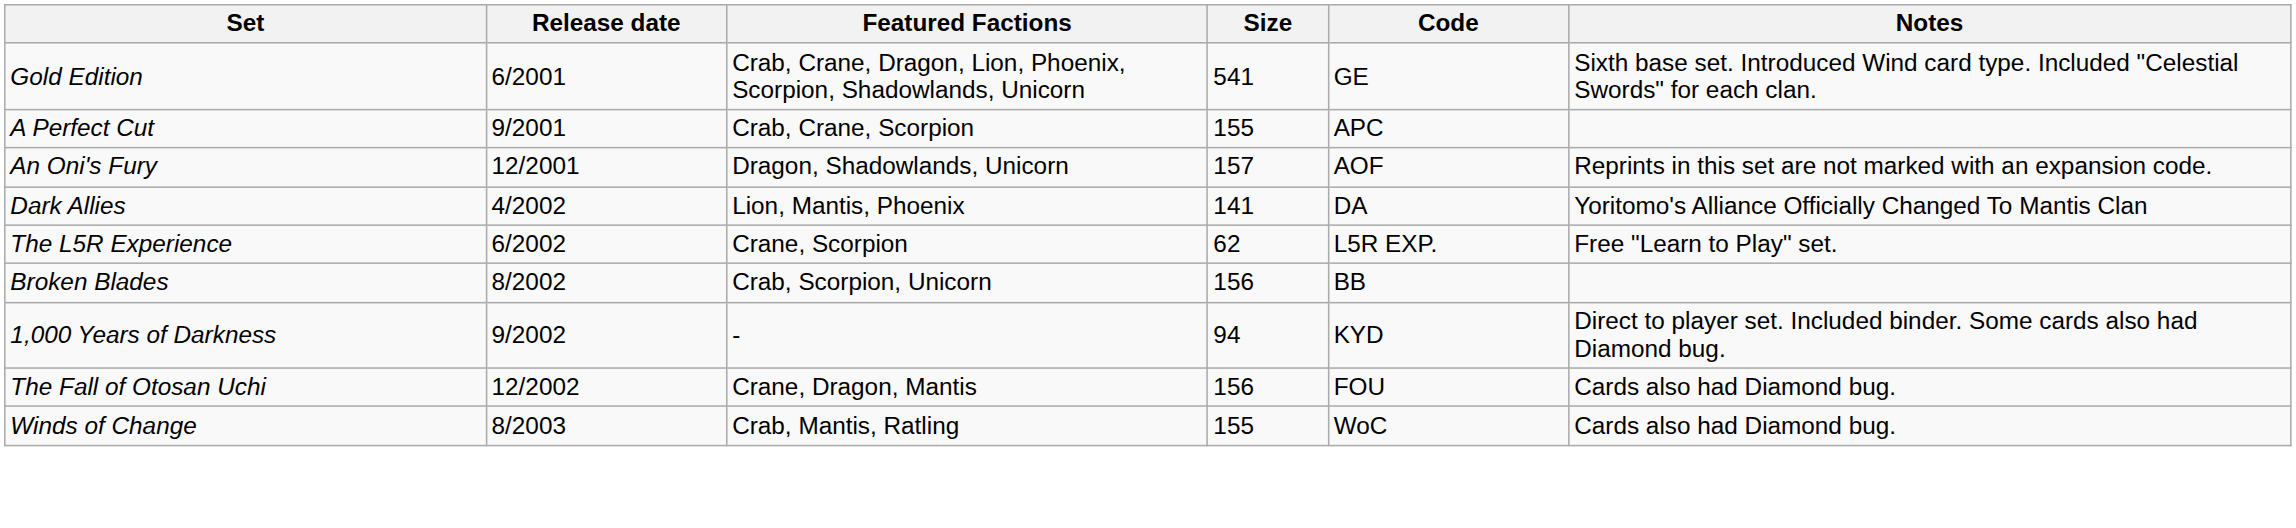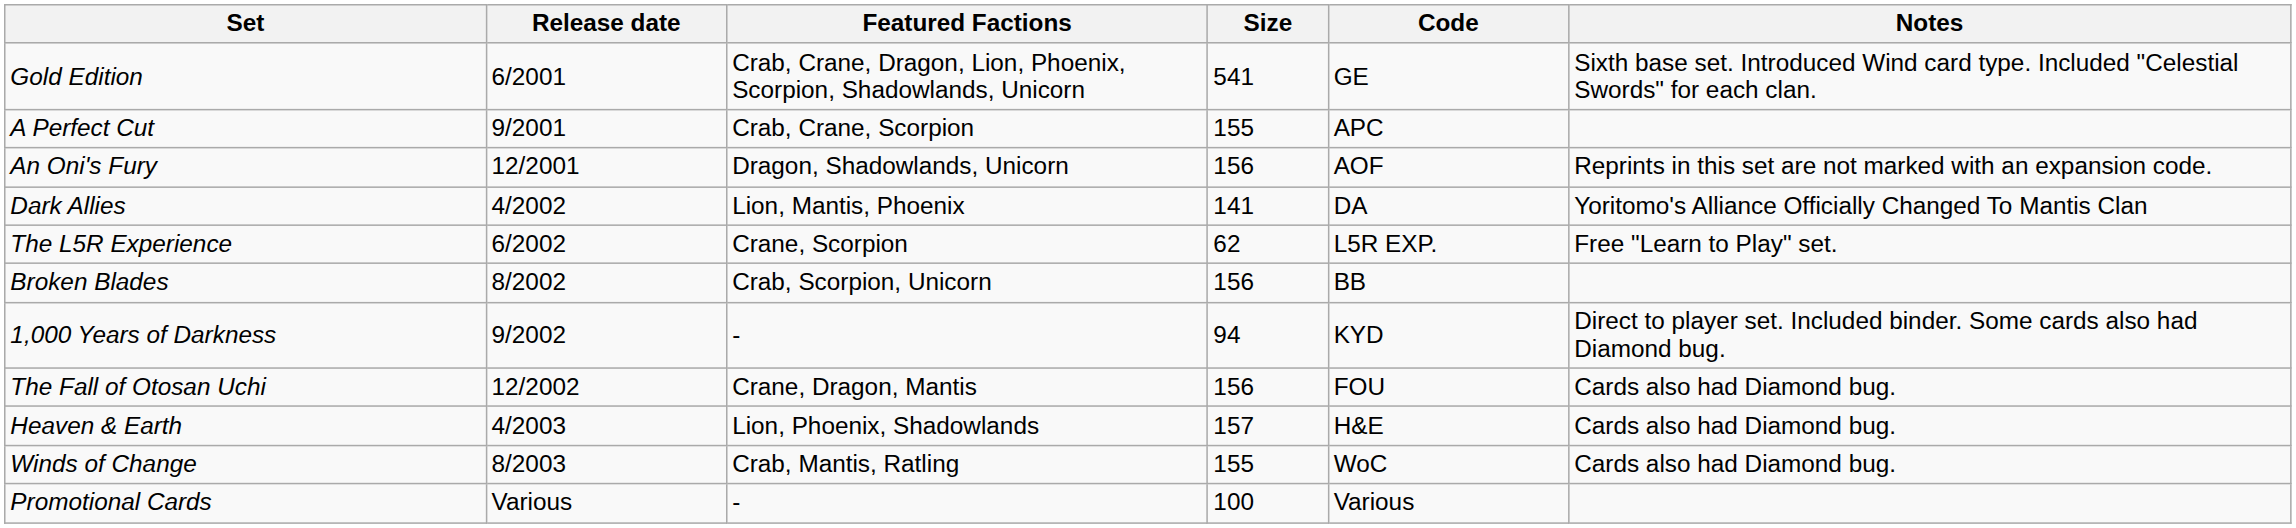(1234, 166) 157 -> (1234, 166) 156
+ row: (96, 425)
+ row: (111, 502)
